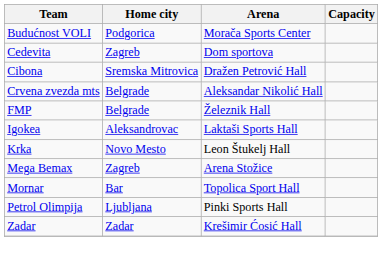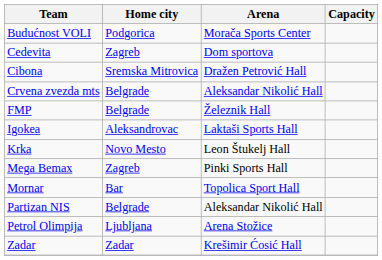(238, 168) Arena Stožice -> (246, 168) Pinki Sports Hall
+ row: (38, 206)
(246, 206) Pinki Sports Hall -> (238, 226) Arena Stožice
